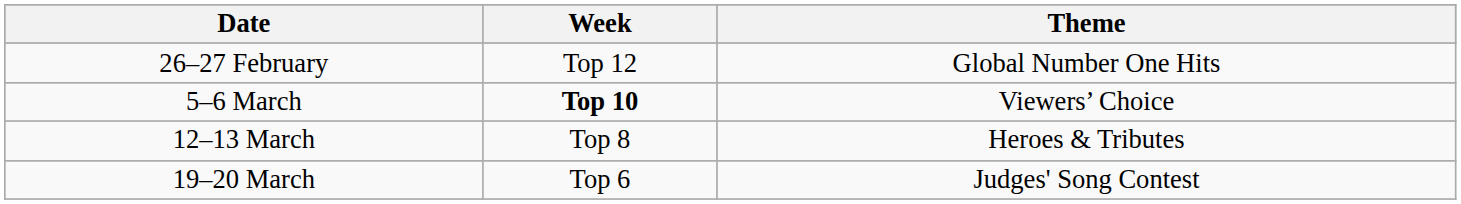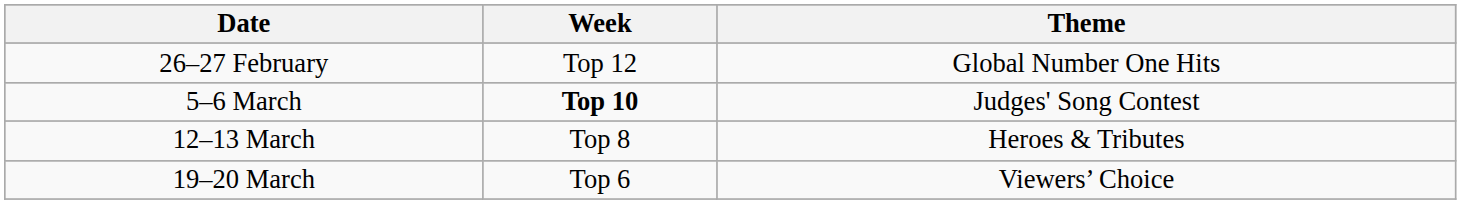(1087, 101) Viewers’ Choice -> (1086, 101) Judges' Song Contest
(1086, 179) Judges' Song Contest -> (1087, 179) Viewers’ Choice
